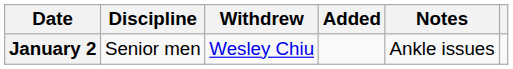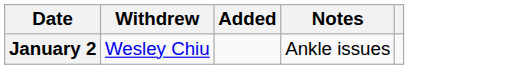- column: (153, 19)
